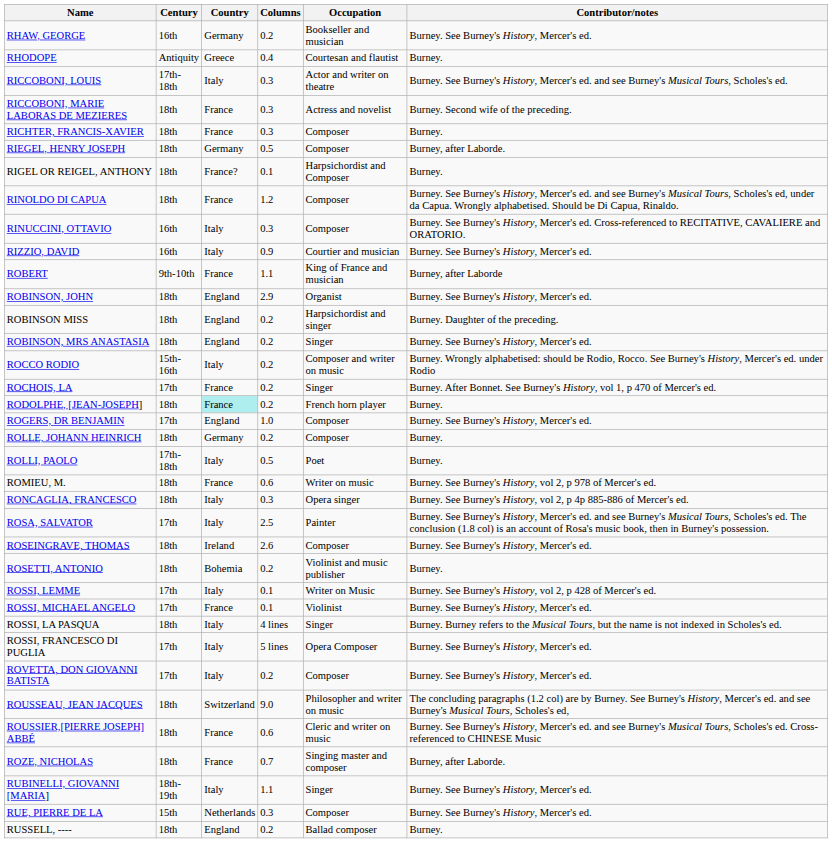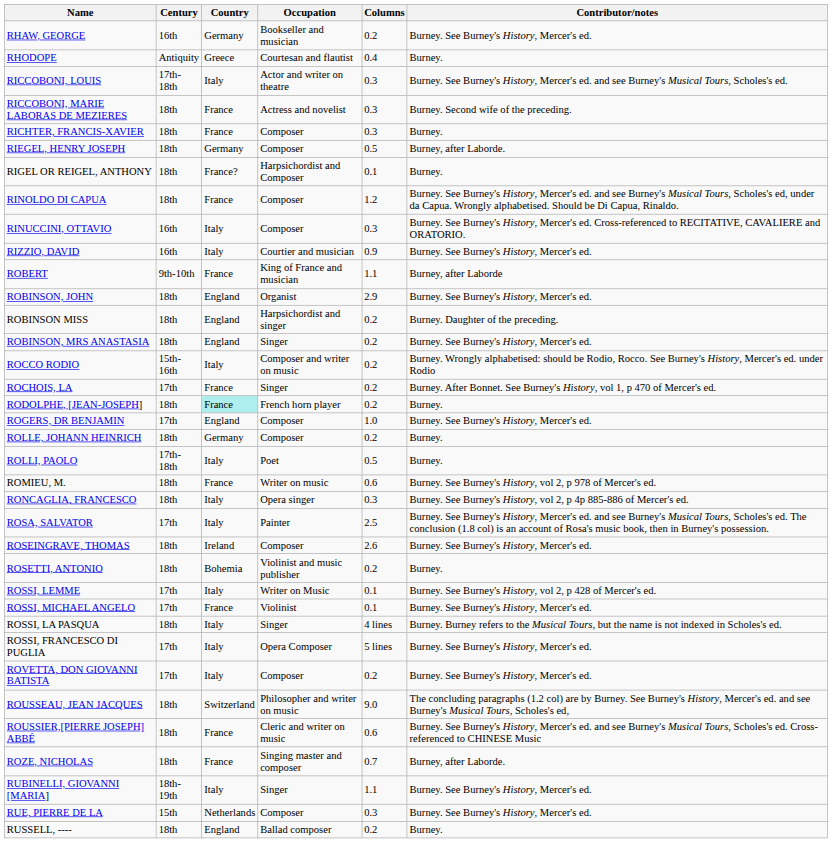columns swapped: (355, 12) <-> (280, 12)
